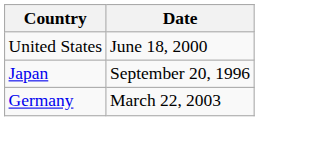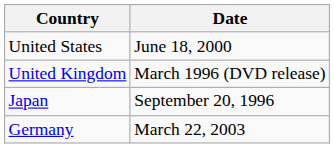+ row: (67, 73)
